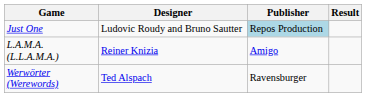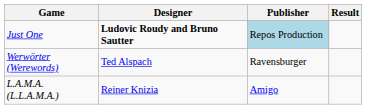(172, 28) normal -> (159, 34) bold
rows swapped: (33, 50) <-> (33, 78)
